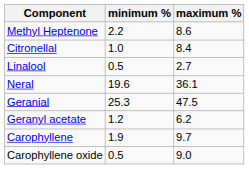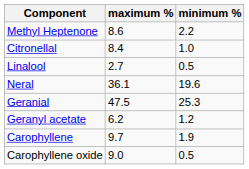columns swapped: (139, 13) <-> (209, 13)
